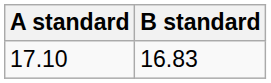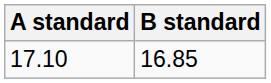(169, 59) 16.83 -> (169, 59) 16.85
